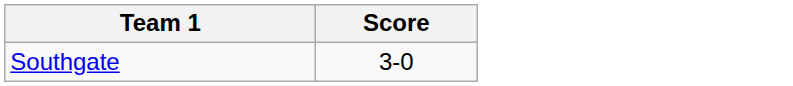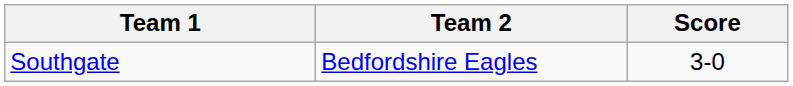+ column: (471, 23)
